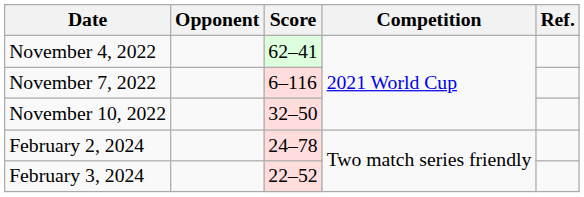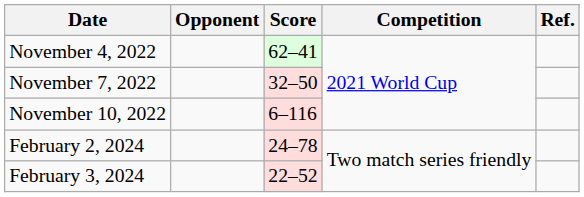(293, 82) 6–116 -> (293, 82) 32–50
(293, 113) 32–50 -> (293, 113) 6–116
